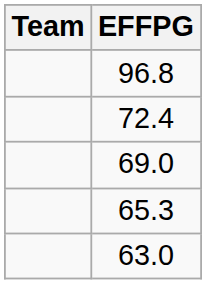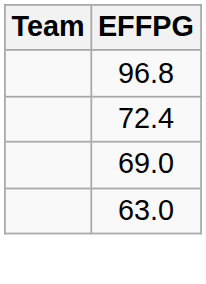- row: (146, 210)
